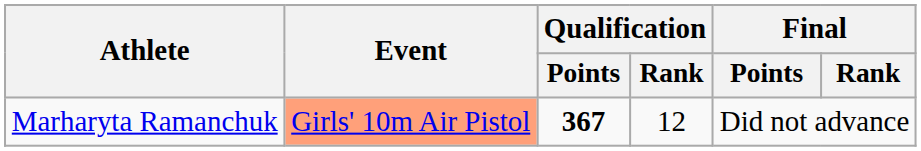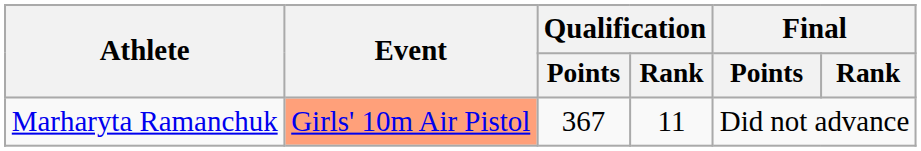(583, 121) bold -> (583, 121) normal
(671, 121) 12 -> (671, 121) 11
